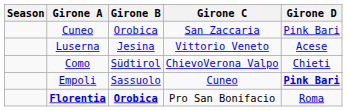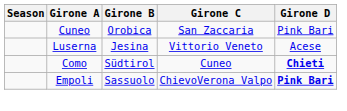(222, 64) ChievoVerona Valpo -> (216, 64) Cuneo
(312, 64) normal -> (305, 64) bold
(222, 81) Cuneo -> (216, 81) ChievoVerona Valpo
- row: (78, 98)
